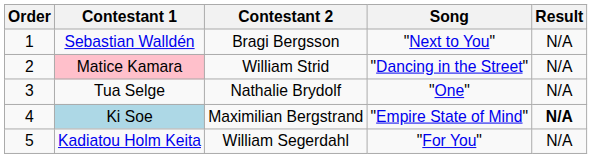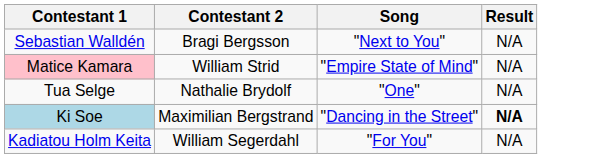- column: (29, 16)
(449, 66) "Dancing in the Street" -> (399, 66) "Empire State of Mind"
(449, 116) "Empire State of Mind" -> (399, 116) "Dancing in the Street"
